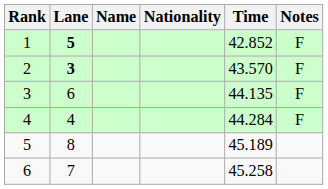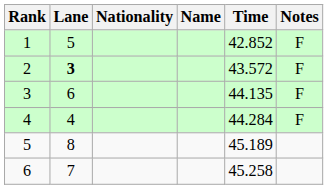columns swapped: (116, 17) <-> (182, 17)
(71, 42) bold -> (71, 42) normal
(251, 68) 43.570 -> (251, 68) 43.572
